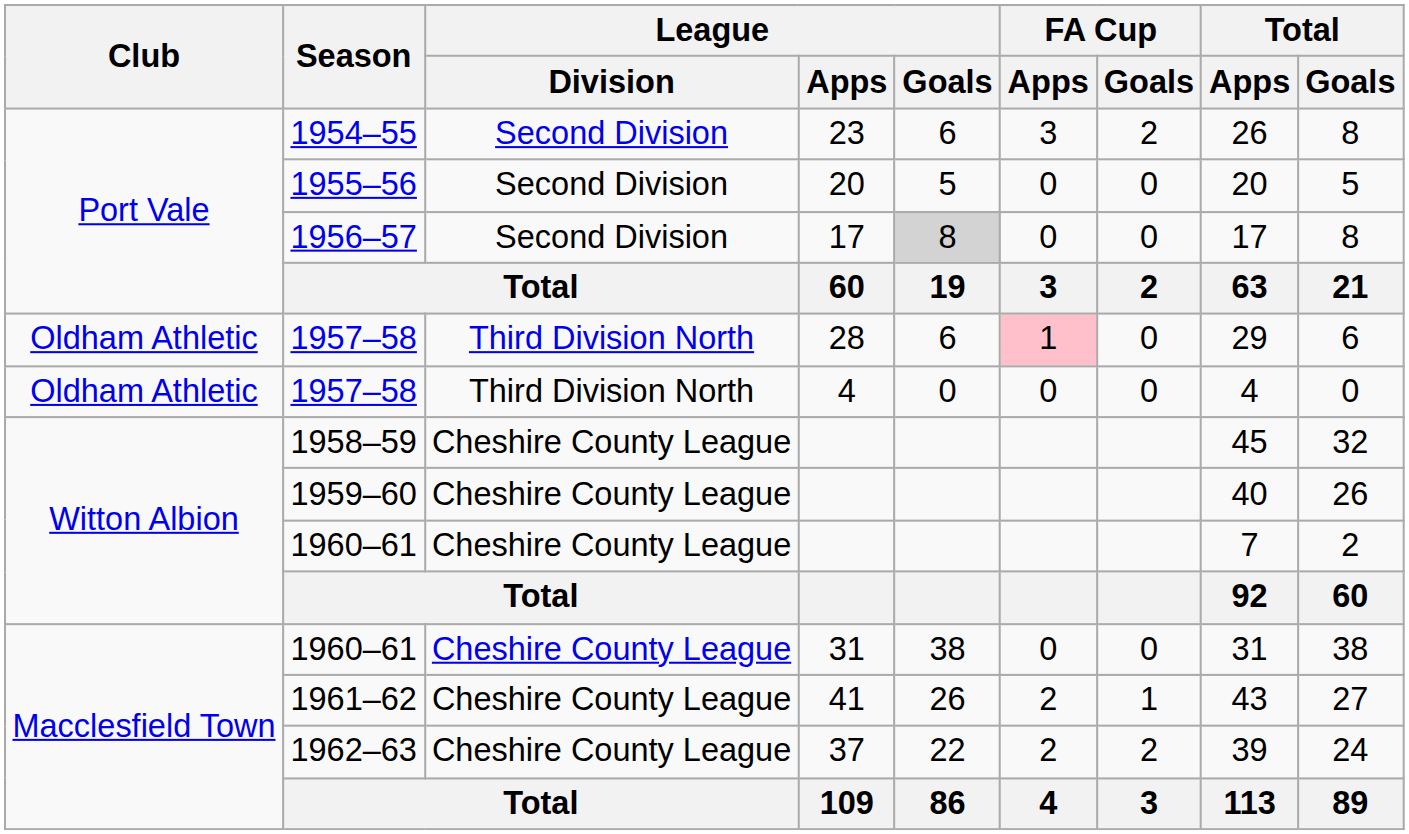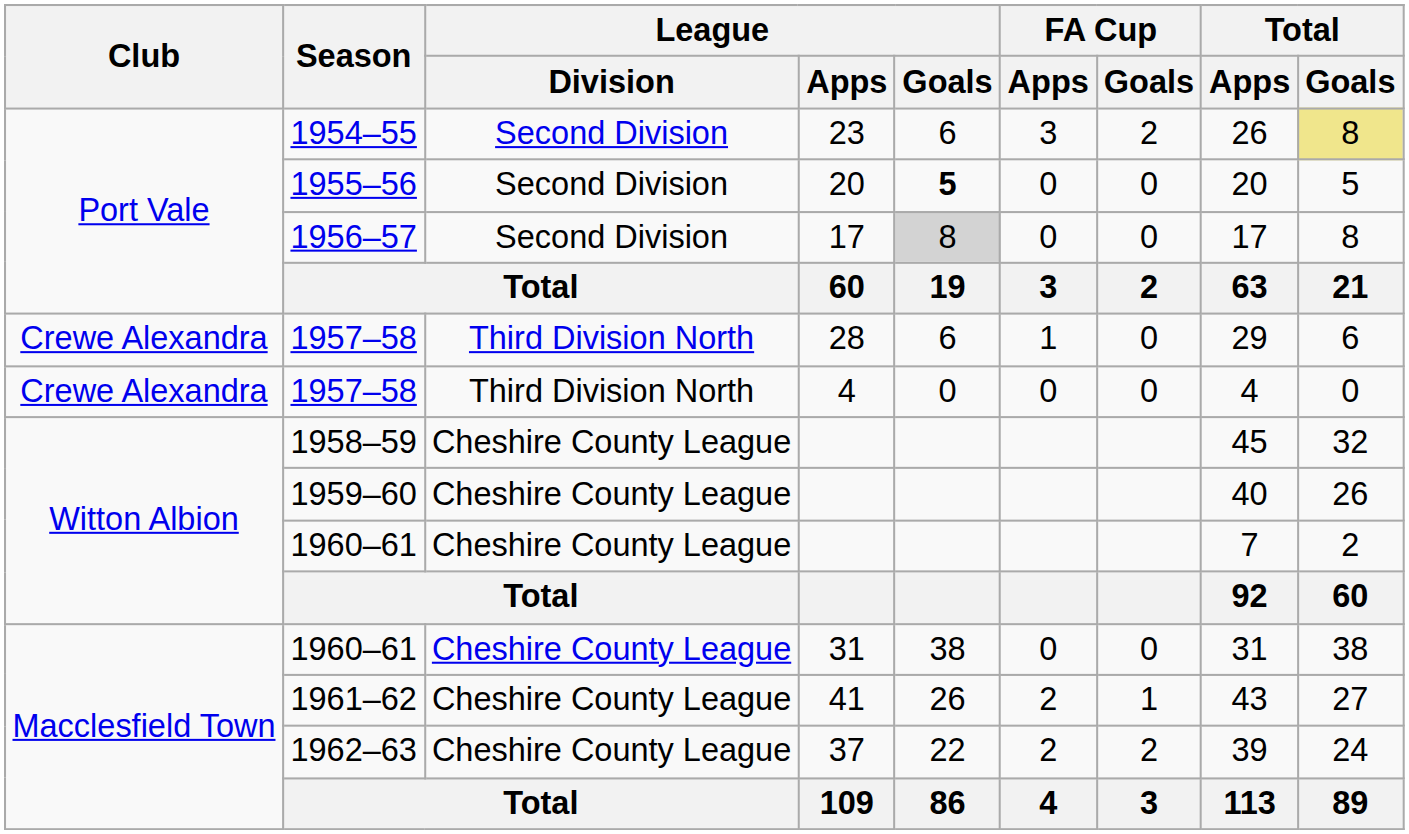(1350, 133) no background -> (1350, 133) khaki background
(948, 184) normal -> (948, 184) bold
(144, 339) Oldham Athletic -> (144, 339) Crewe Alexandra
(1048, 339) pink background -> (1048, 339) no background
(144, 390) Oldham Athletic -> (144, 390) Crewe Alexandra
